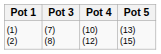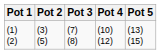+ column: (50, 12)
